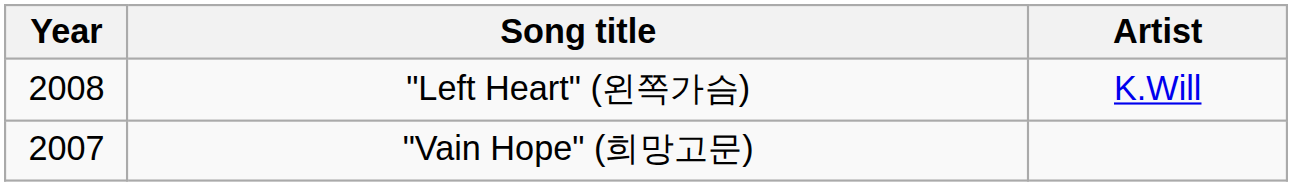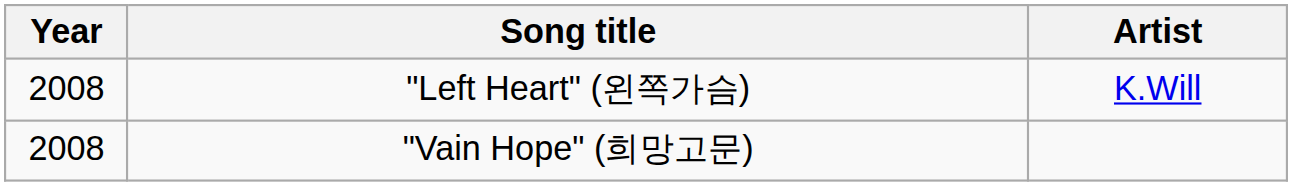(66, 149) 2007 -> (66, 149) 2008
